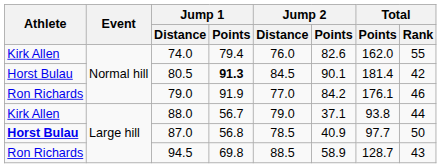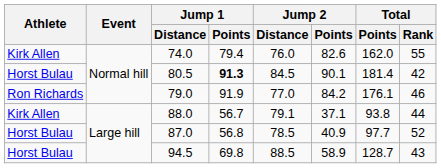(282, 114) 79.0 -> (282, 114) 79.1
(43, 133) bold -> (40, 133) normal
(418, 133) 50 -> (418, 133) 52
(45, 153) Ron Richards -> (40, 153) Horst Bulau
